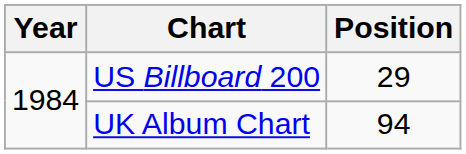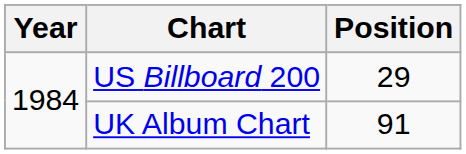(394, 124) 94 -> (394, 124) 91
